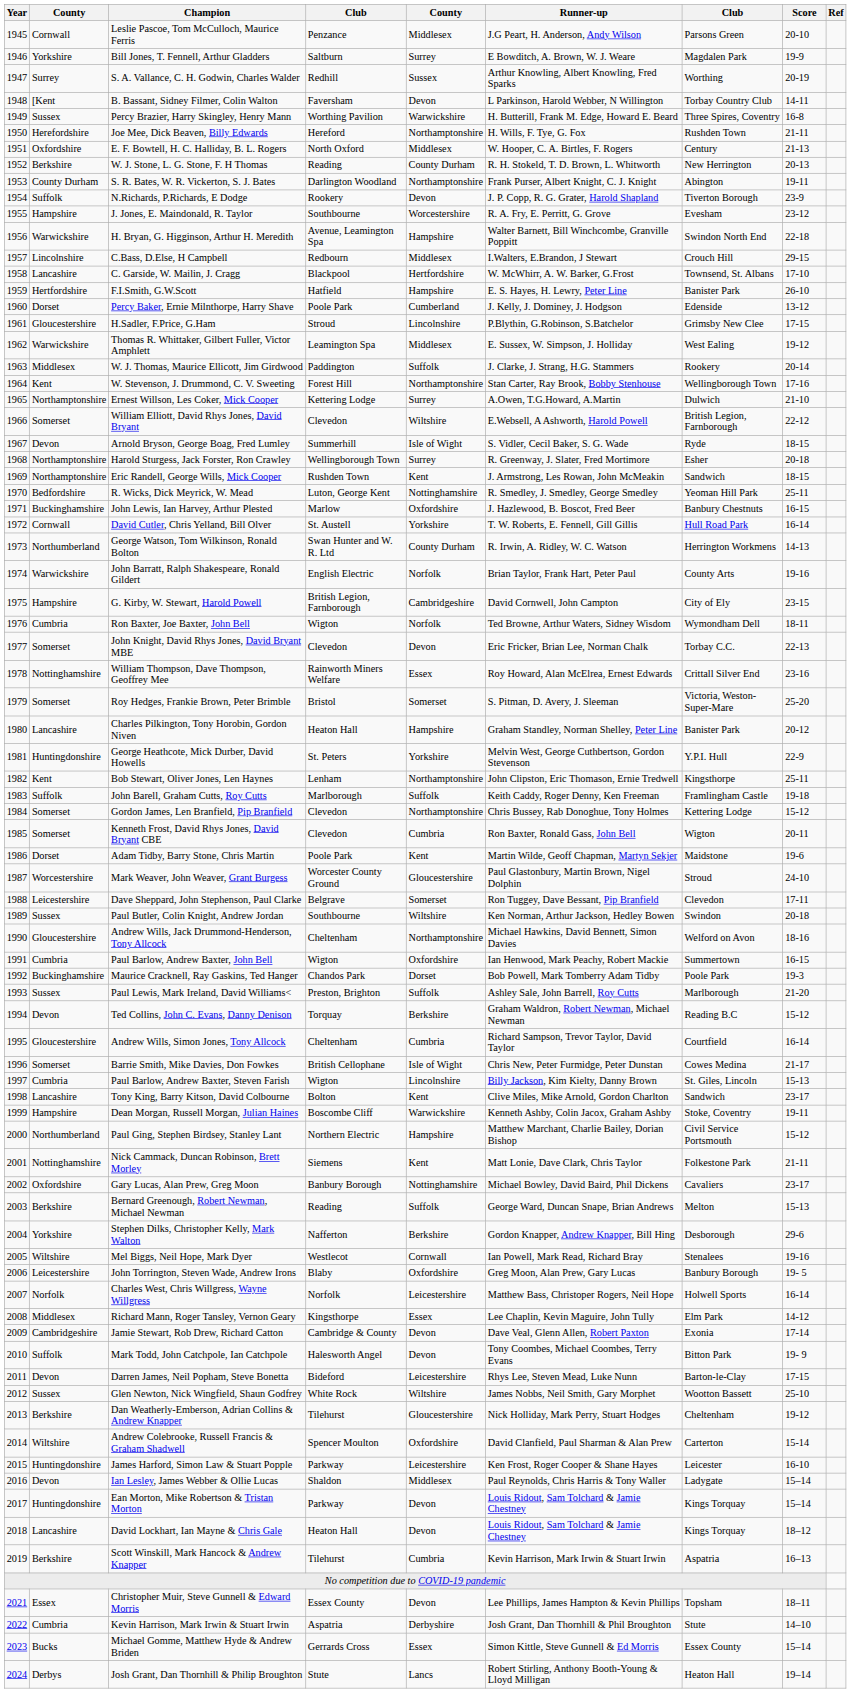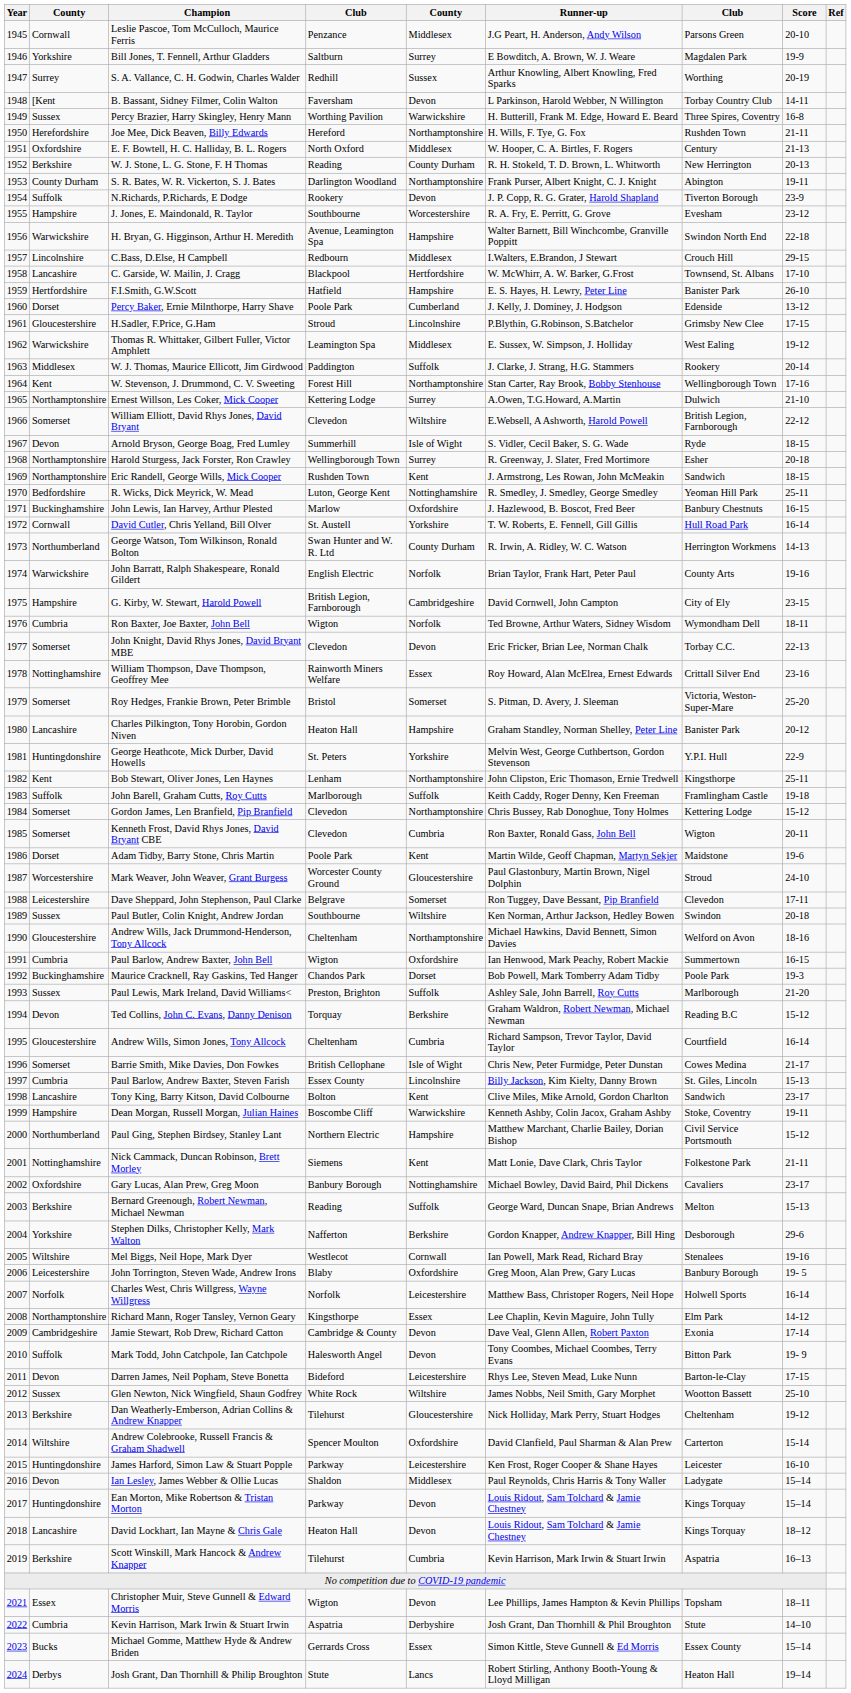(323, 1080) Wigton -> (336, 1080) Essex County
(53, 1316) Middlesex -> (69, 1316) Northamptonshire
(336, 1602) Essex County -> (323, 1602) Wigton
